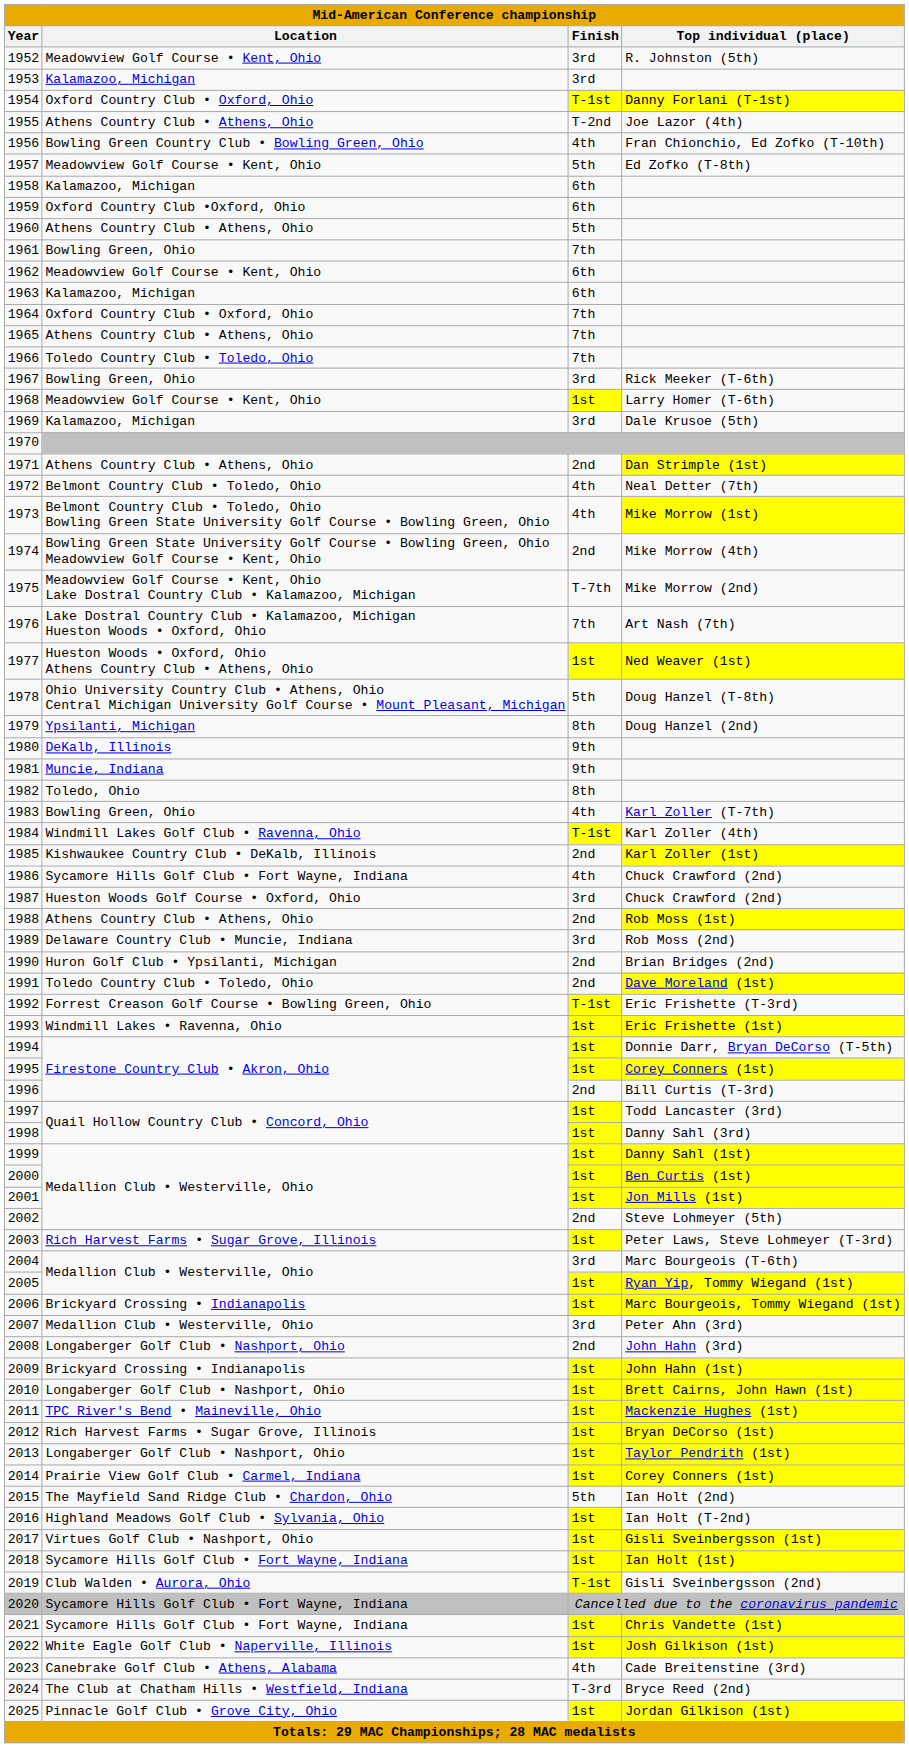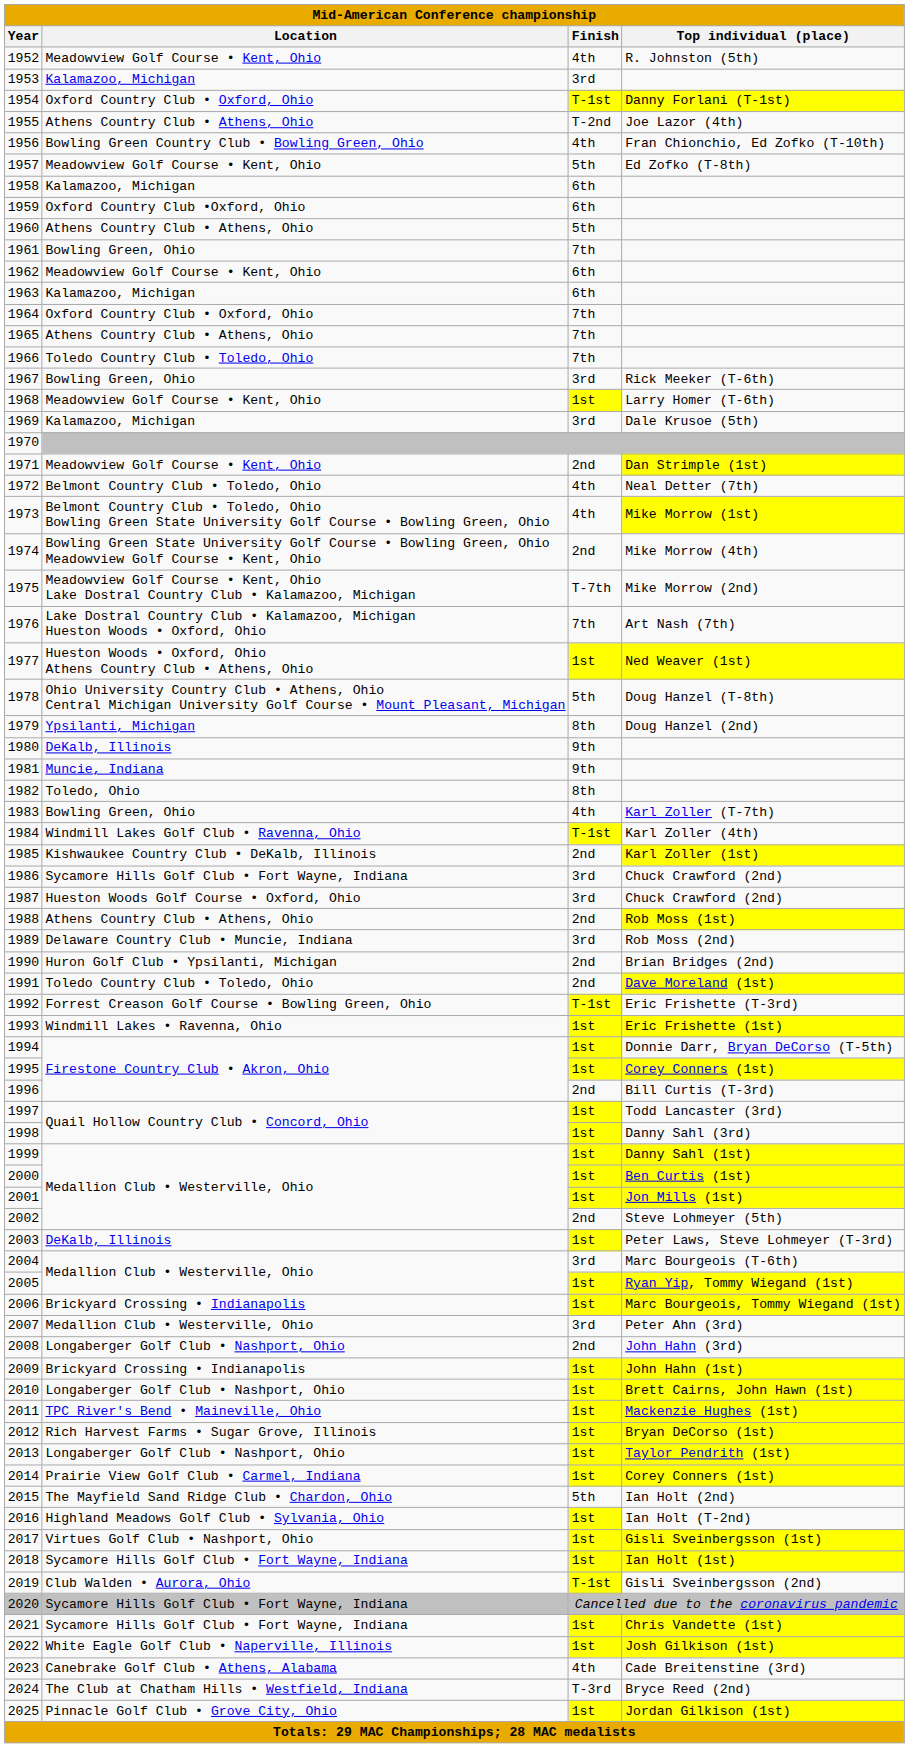(584, 58) 3rd -> (584, 58) 4th
(179, 465) Athens Country Club • Athens, Ohio -> (183, 465) Meadowview Golf Course • Kent, Ohio
(584, 876) 4th -> (584, 876) 3rd
(211, 1240) Rich Harvest Farms • Sugar Grove, Illinois -> (108, 1240) DeKalb, Illinois
